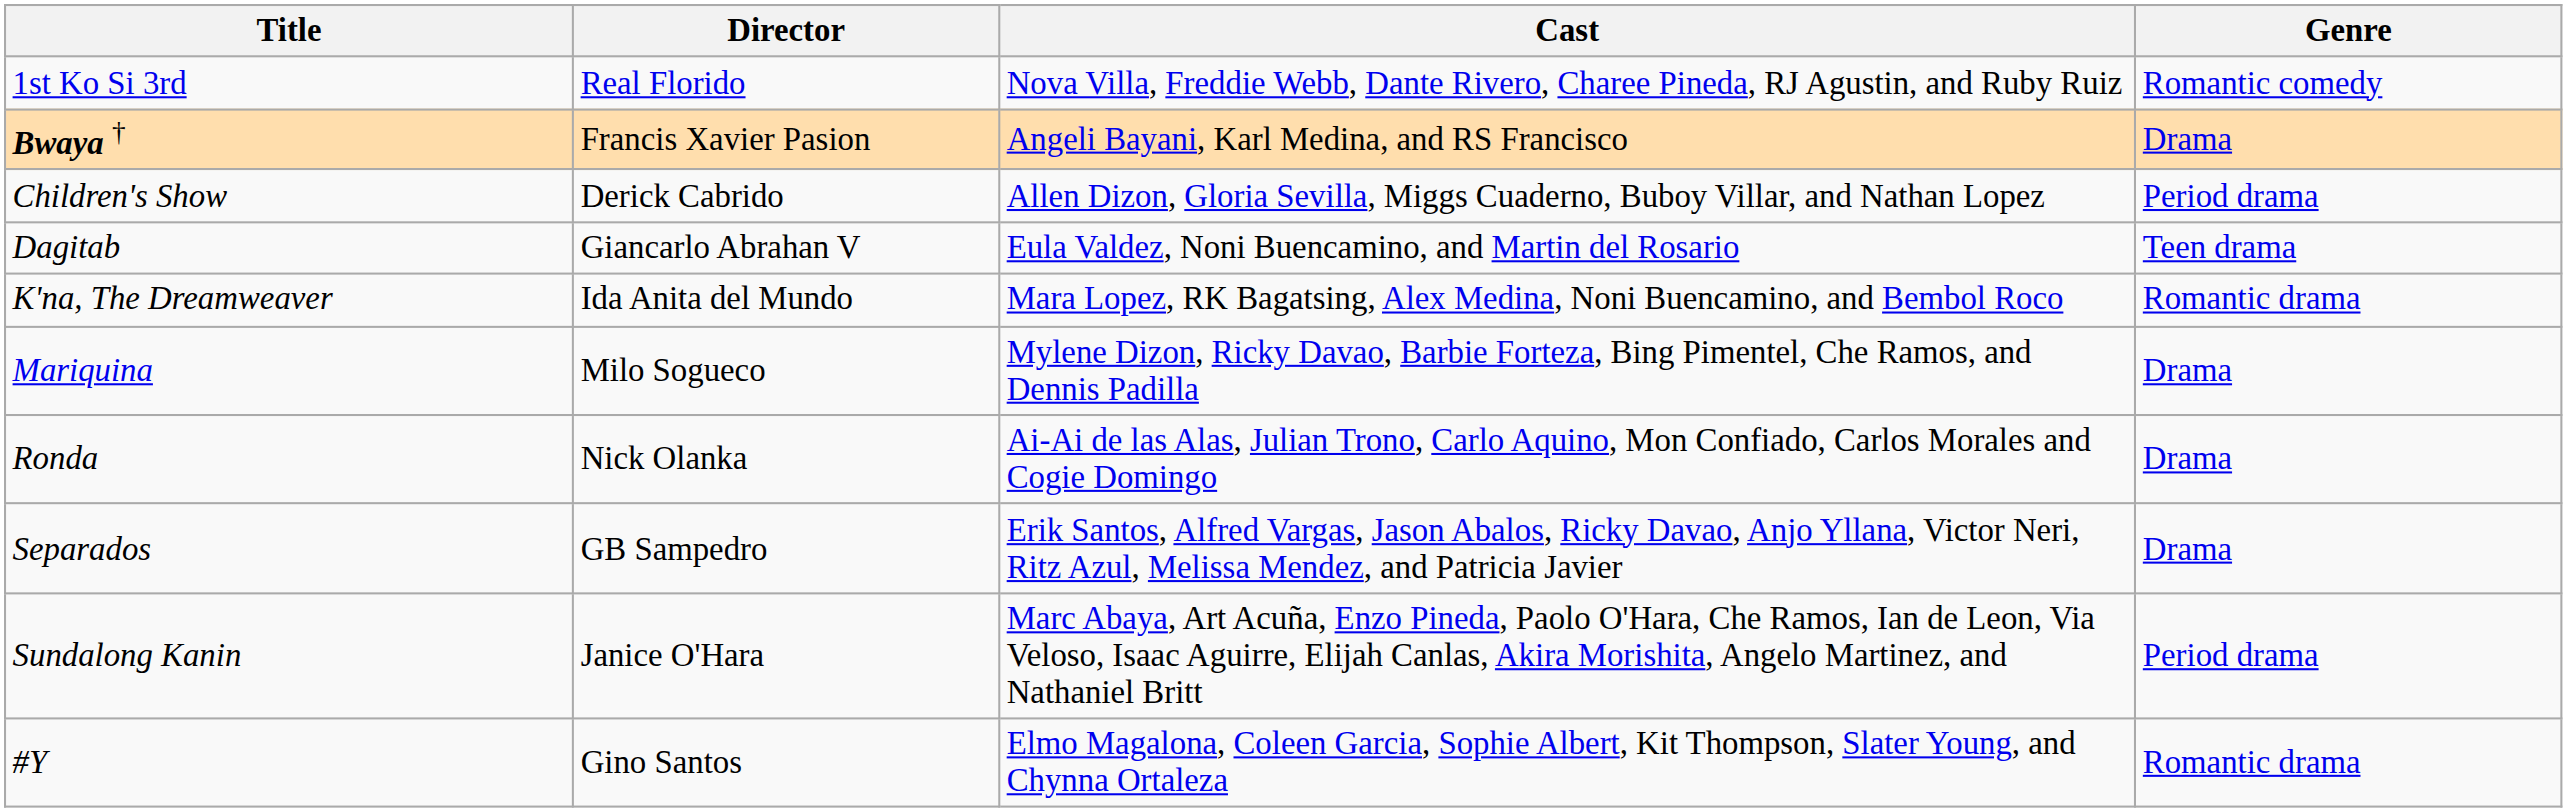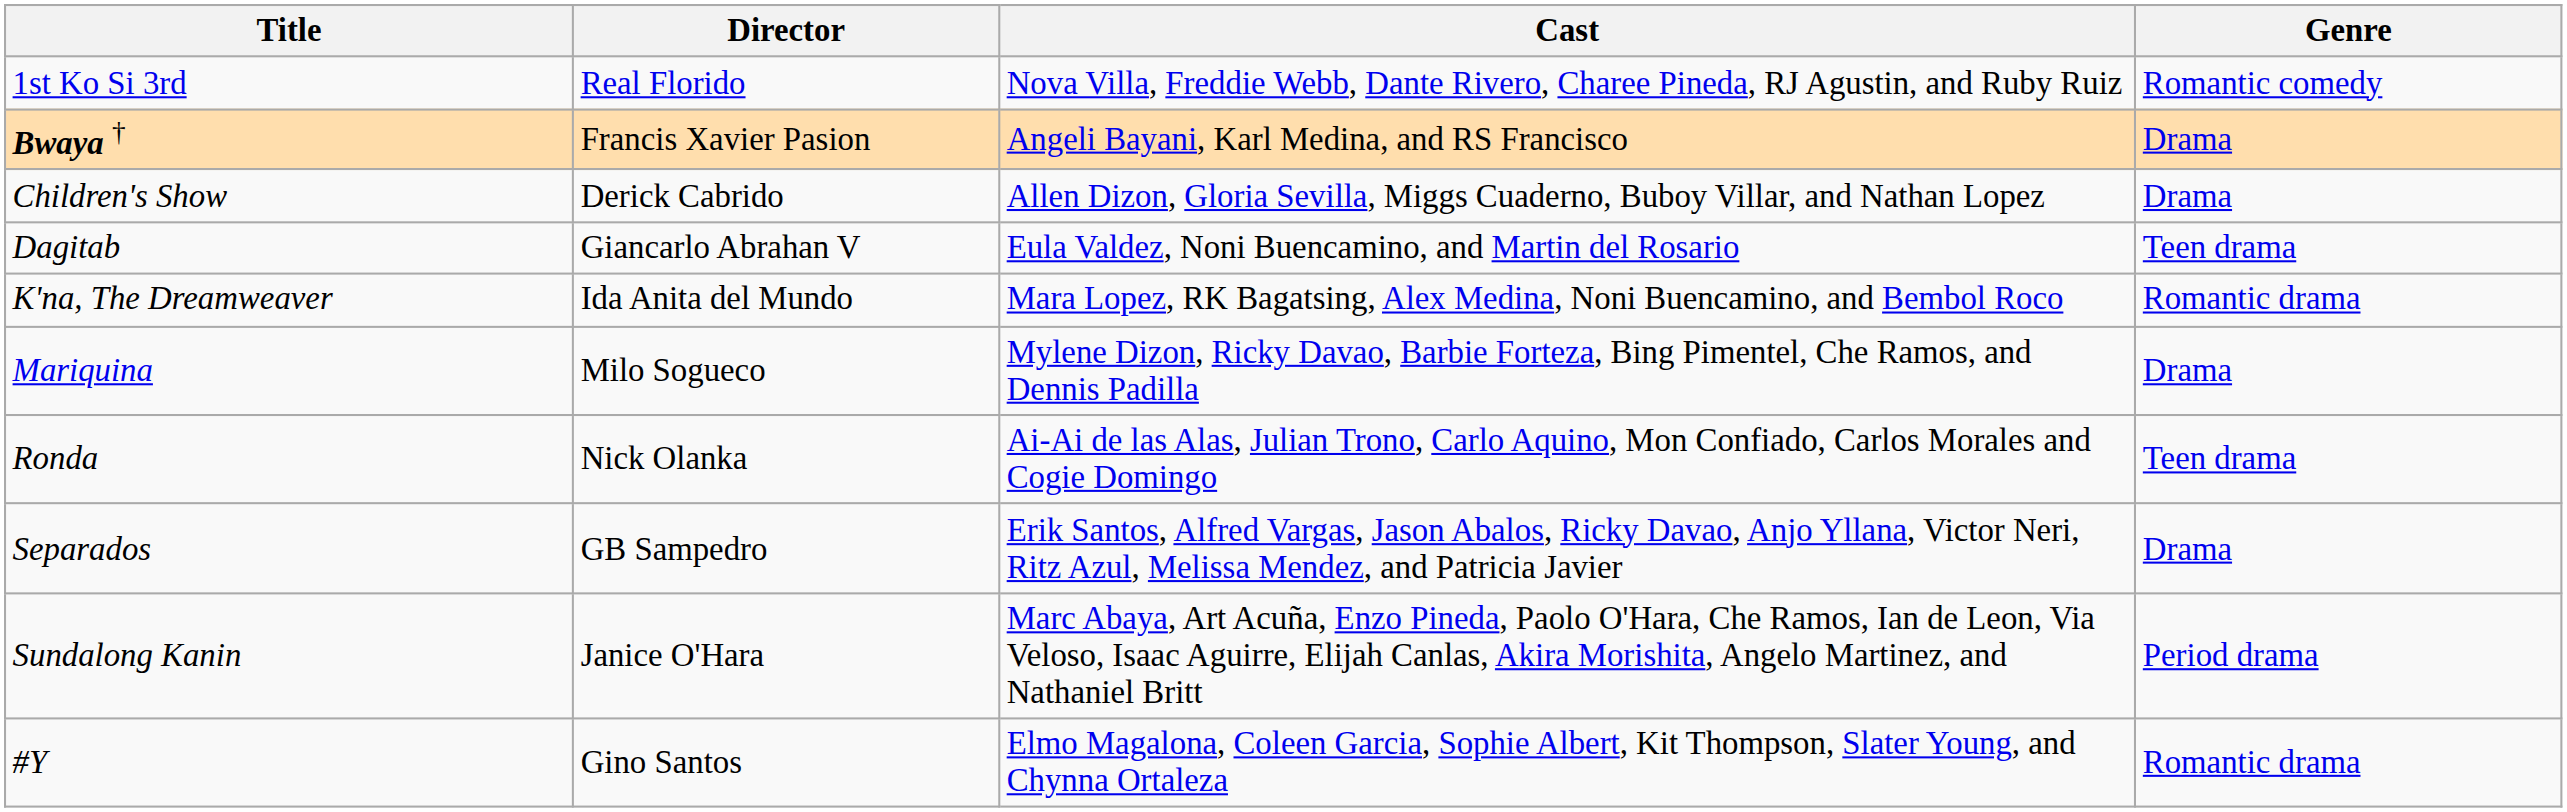(2231, 195) Period drama -> (2187, 195) Drama
(2187, 458) Drama -> (2220, 458) Teen drama
